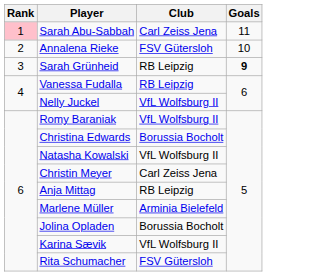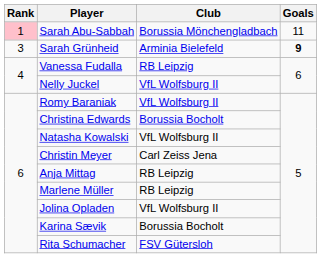(178, 31) Carl Zeiss Jena -> (208, 31) Borussia Mönchengladbach
- row: (79, 48)
(166, 66) RB Leipzig -> (181, 48) Arminia Bielefeld
(181, 208) Arminia Bielefeld -> (166, 191) RB Leipzig
(181, 226) Borussia Bocholt -> (179, 208) VfL Wolfsburg II
(179, 244) VfL Wolfsburg II -> (181, 226) Borussia Bocholt
